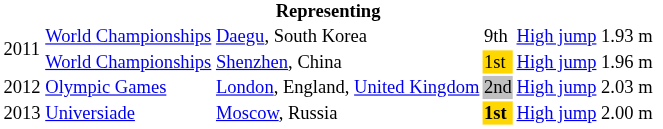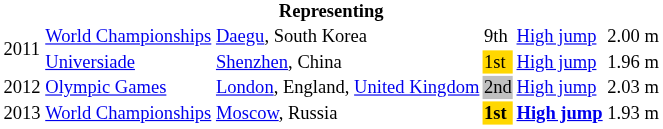(627, 36) 1.93 m -> (633, 36) 2.00 m
(128, 61) World Championships -> (90, 61) Universiade
(90, 112) Universiade -> (128, 112) World Championships
(556, 112) normal -> (560, 112) bold
(627, 112) 2.00 m -> (633, 112) 1.93 m
